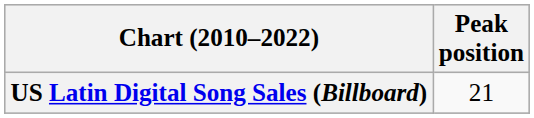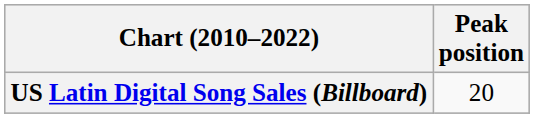(481, 92) 21 -> (481, 92) 20
